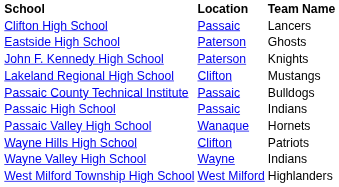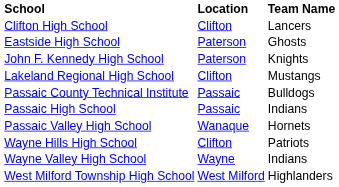(219, 25) Passaic -> (215, 25) Clifton
